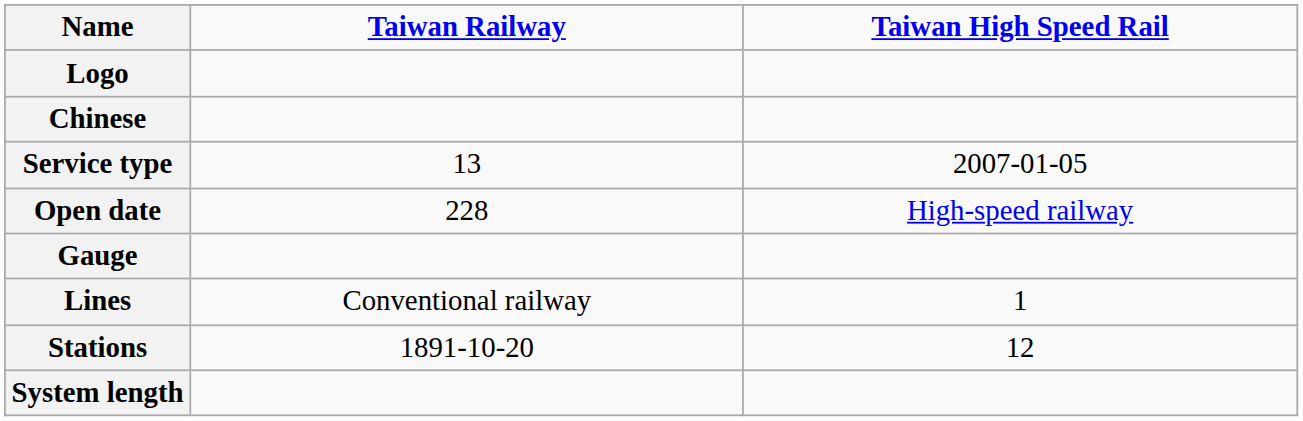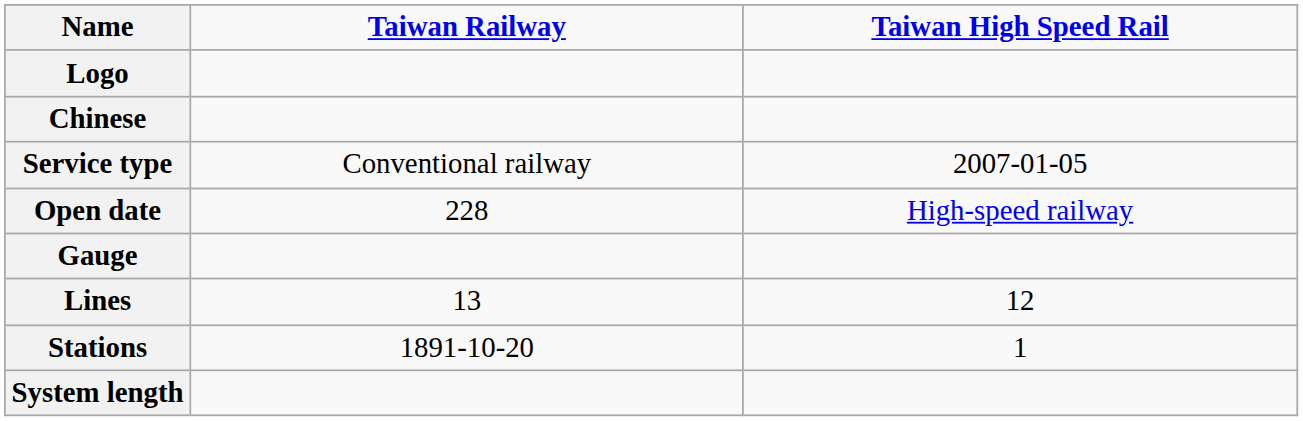(467, 164) 13 -> (467, 164) Conventional railway
(467, 301) Conventional railway -> (467, 301) 13
(1020, 301) 1 -> (1020, 301) 12
(1020, 347) 12 -> (1020, 347) 1
